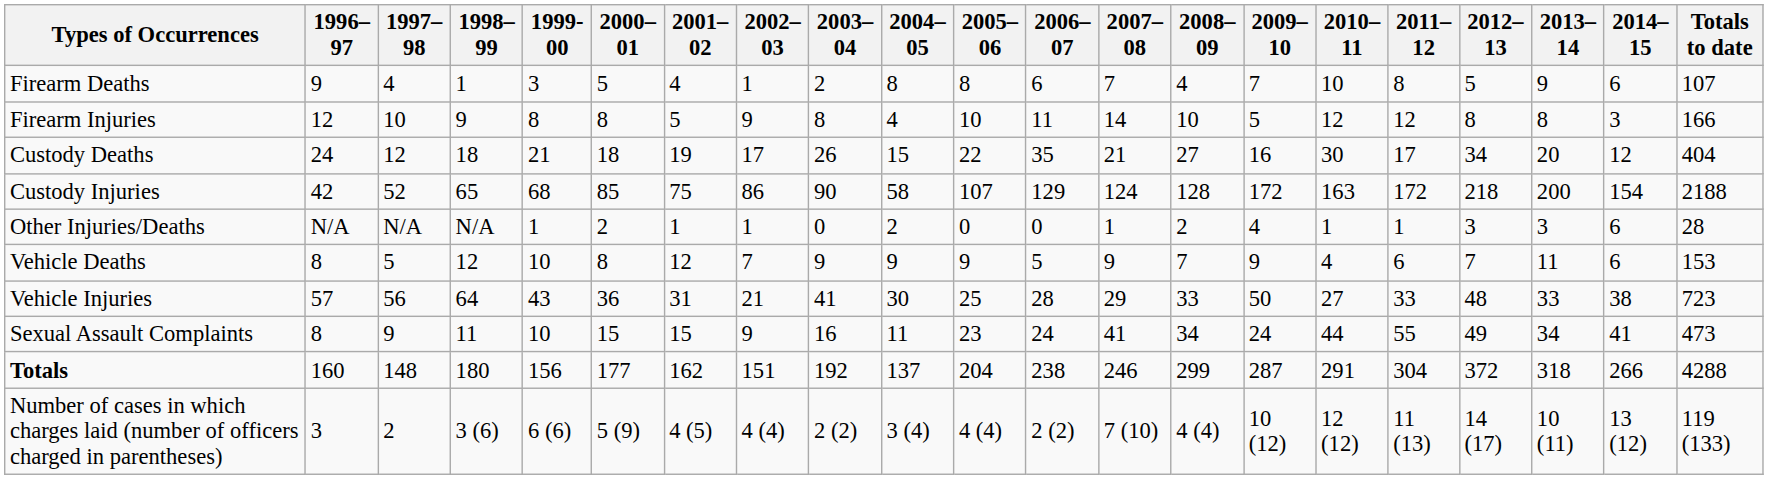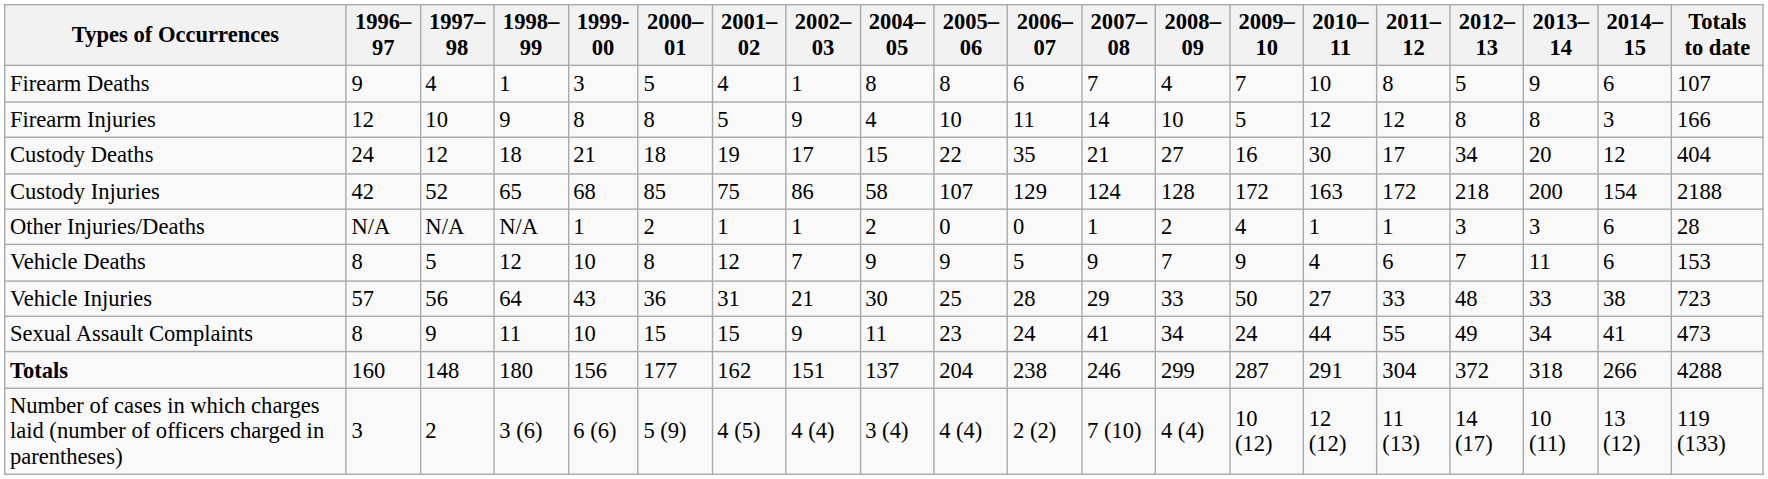- column: (845, 35)
